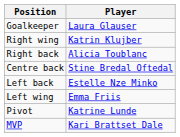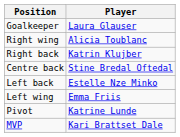(105, 40) Katrin Klujber -> (108, 40) Alicia Toublanc
(108, 54) Alicia Toublanc -> (105, 54) Katrin Klujber
